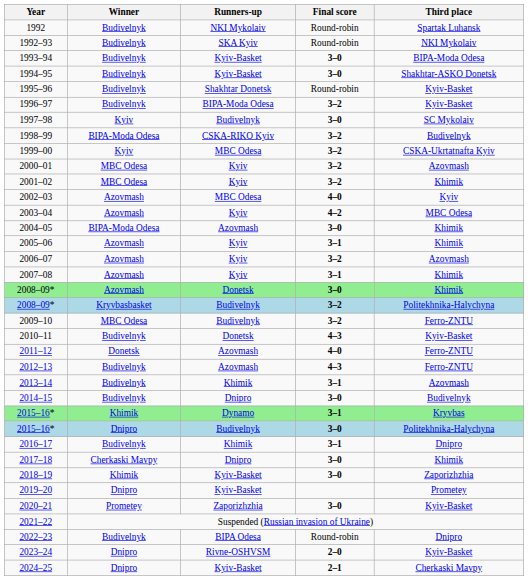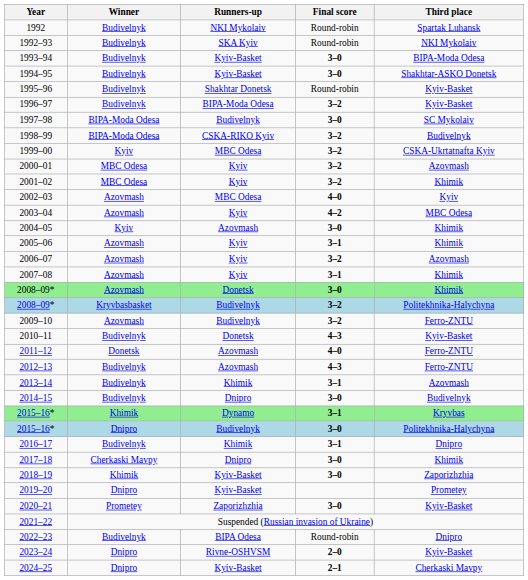(124, 120) Kyiv -> (124, 120) BIPA-Moda Odesa
(124, 228) BIPA-Moda Odesa -> (124, 228) Kyiv
(124, 321) MBC Odesa -> (124, 321) Azovmash
